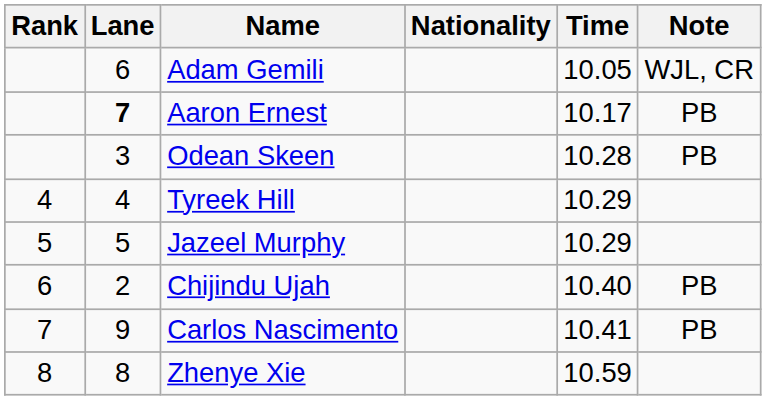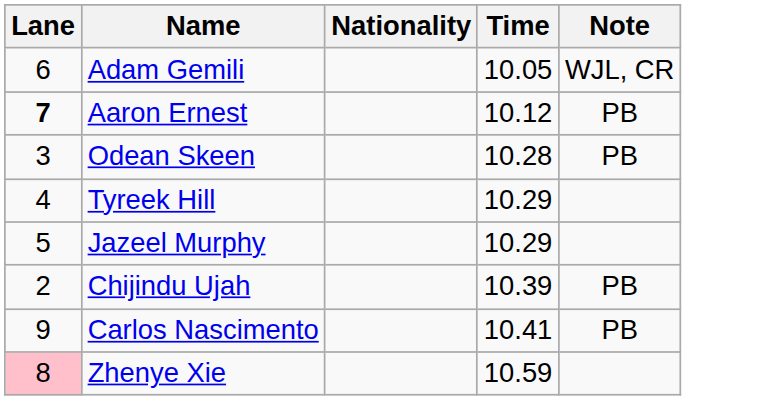- column: (45, 26)
(598, 112) 10.17 -> (518, 112) 10.12
(598, 286) 10.40 -> (518, 286) 10.39
(123, 373) no background -> (43, 373) pink background
